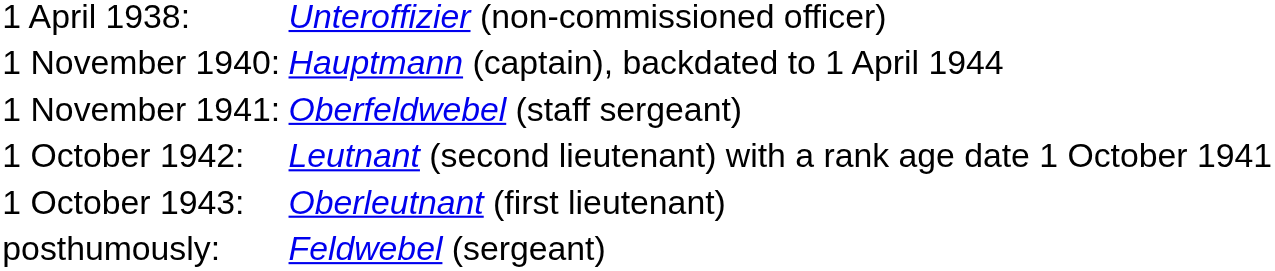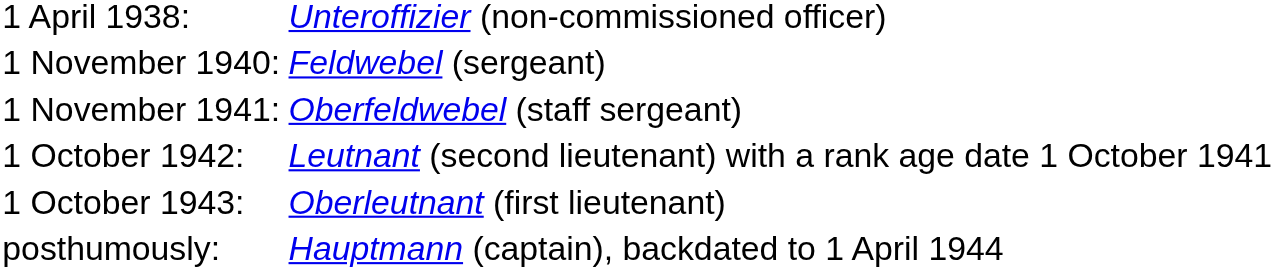(646, 63) Hauptmann (captain), backdated to 1 April 1944 -> (447, 63) Feldwebel (sergeant)
(447, 248) Feldwebel (sergeant) -> (646, 248) Hauptmann (captain), backdated to 1 April 1944
